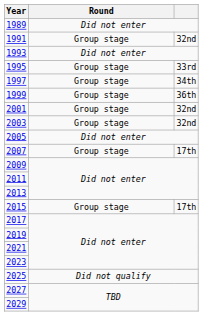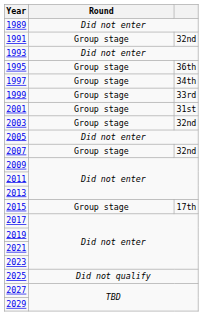(186, 67) 33rd -> (186, 67) 36th
(186, 95) 36th -> (186, 95) 33rd
(186, 109) 32nd -> (186, 109) 31st
(186, 151) 17th -> (186, 151) 32nd
